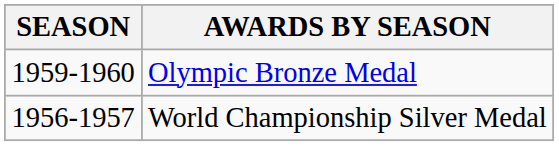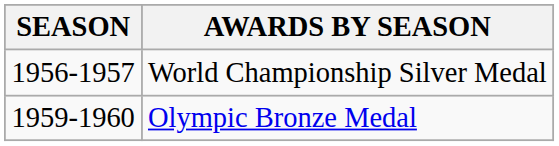rows swapped: (347, 117) <-> (282, 72)
